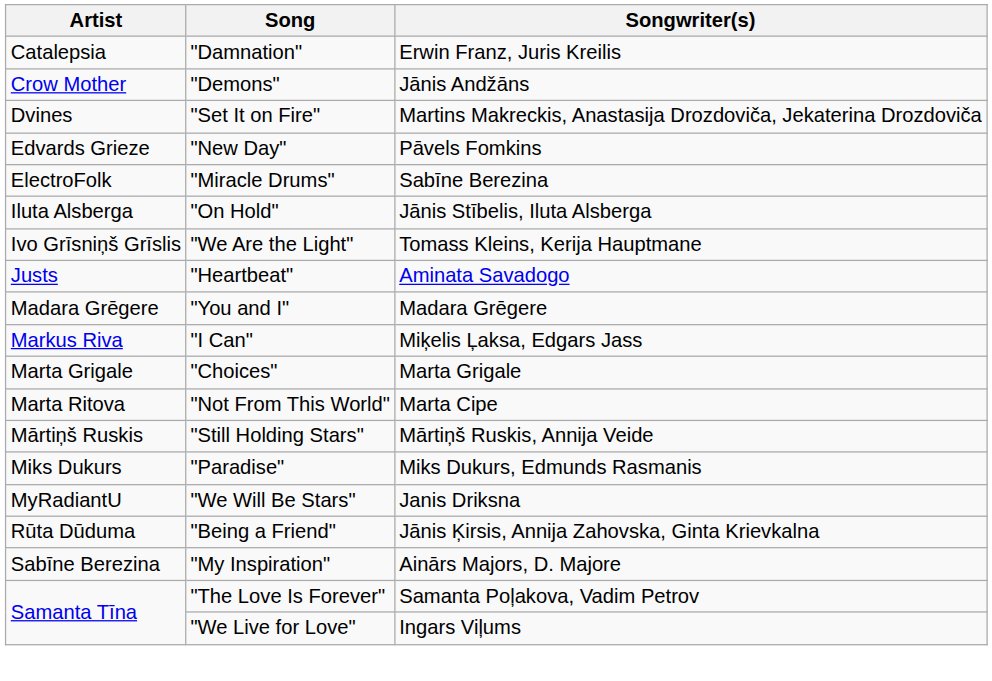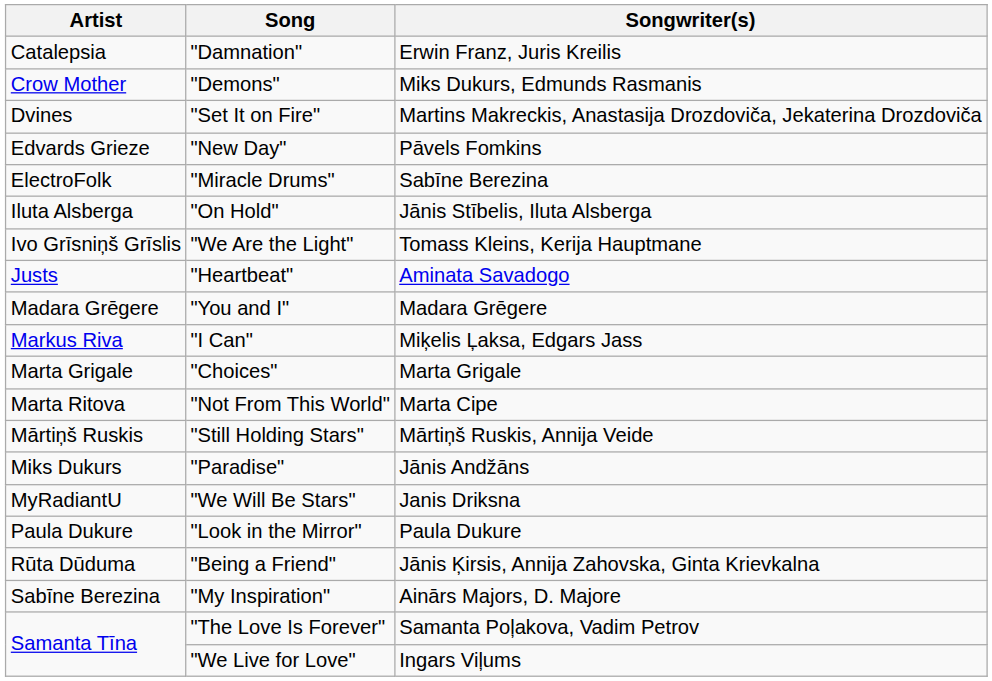(464, 84) Jānis Andžāns -> (550, 84) Miks Dukurs, Edmunds Rasmanis
(550, 468) Miks Dukurs, Edmunds Rasmanis -> (464, 468) Jānis Andžāns
+ row: (276, 532)
